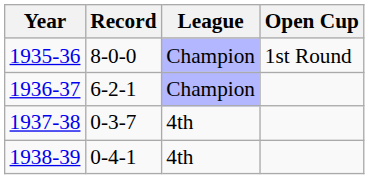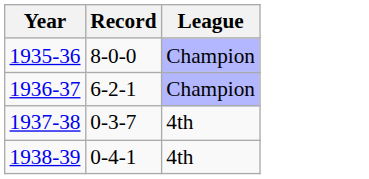- column: (312, 21)
